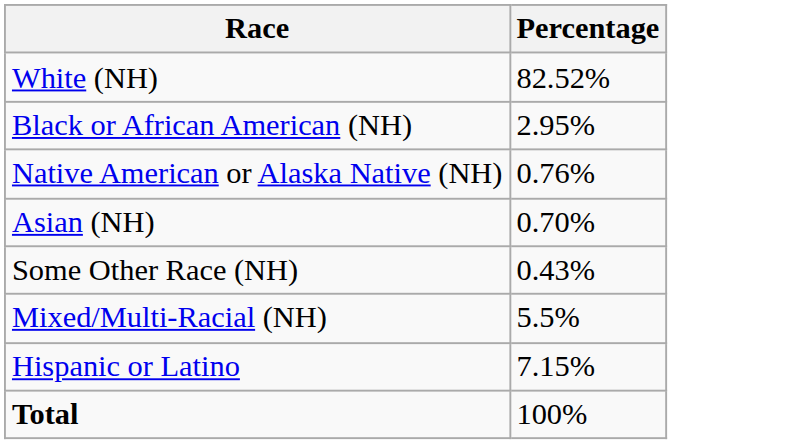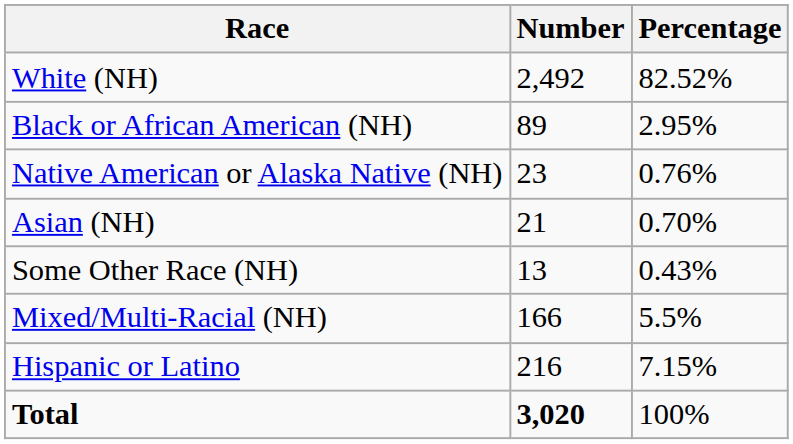+ column: (570, 28)
